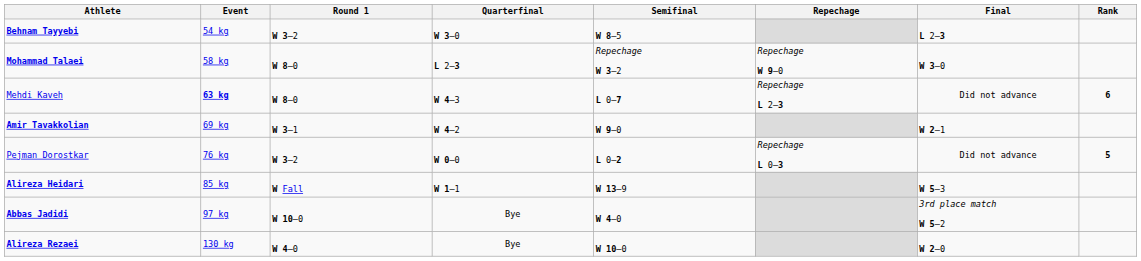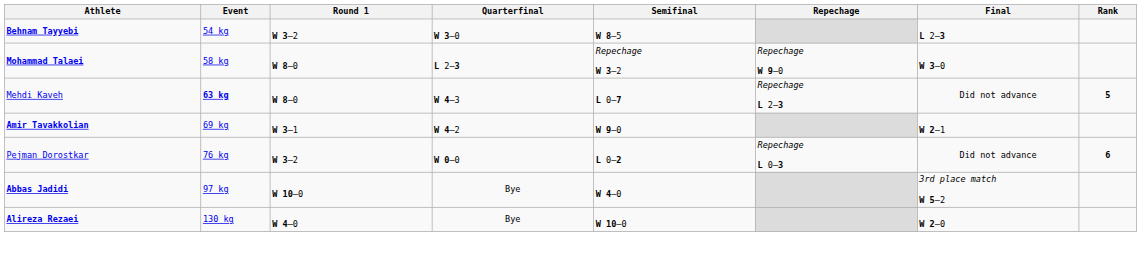(1108, 95) 6 -> (1108, 95) 5
(1108, 155) 5 -> (1108, 155) 6
- row: (45, 184)
